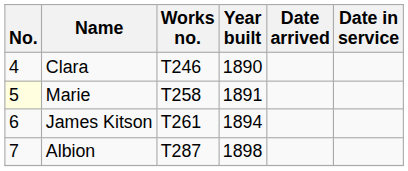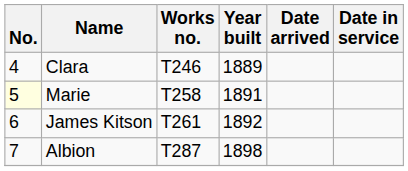(243, 66) 1890 -> (243, 66) 1889
(243, 123) 1894 -> (243, 123) 1892
